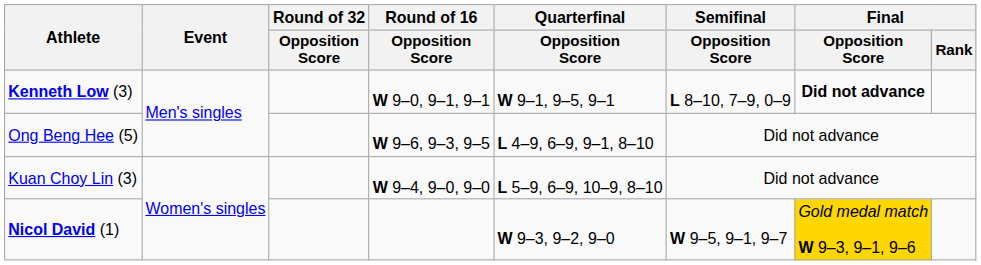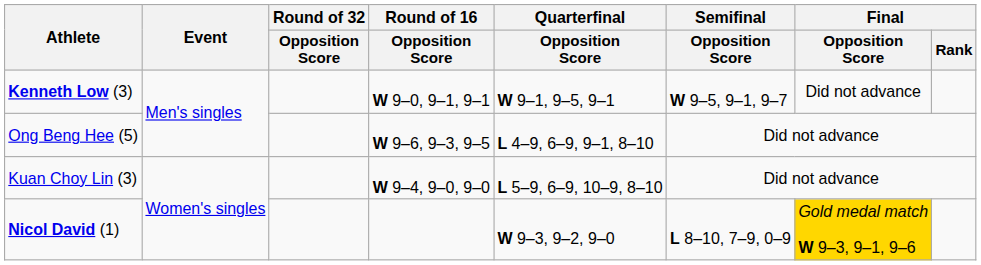(731, 101) L 8–10, 7–9, 0–9 -> (729, 101) W 9–5, 9–1, 9–7
(863, 92) bold -> (863, 92) normal
(729, 239) W 9–5, 9–1, 9–7 -> (731, 239) L 8–10, 7–9, 0–9
